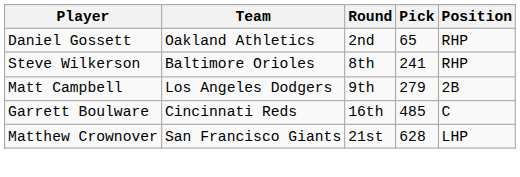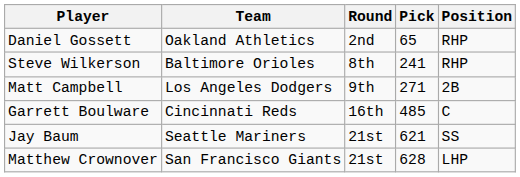(413, 88) 279 -> (413, 88) 271
+ row: (43, 136)
